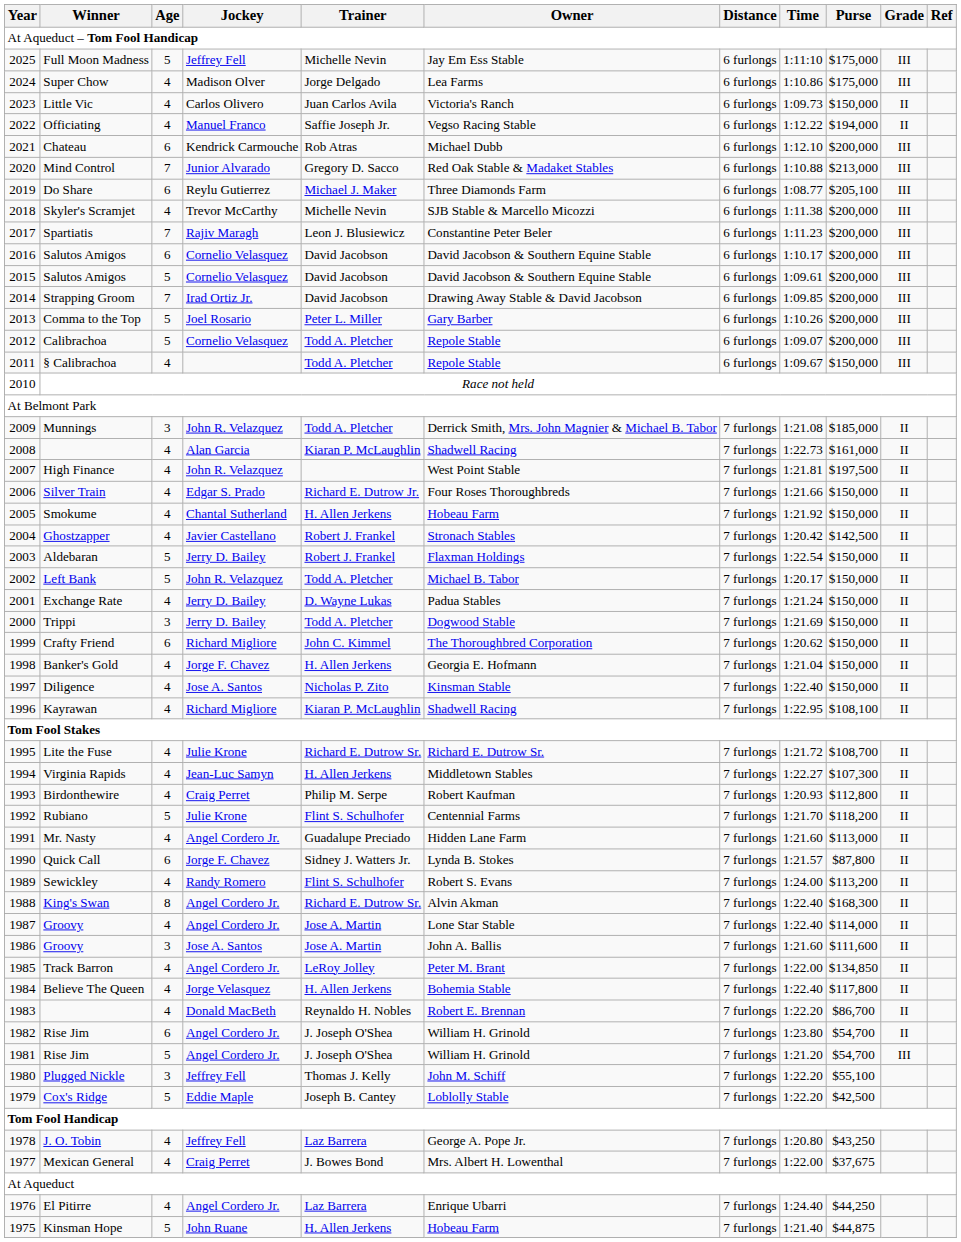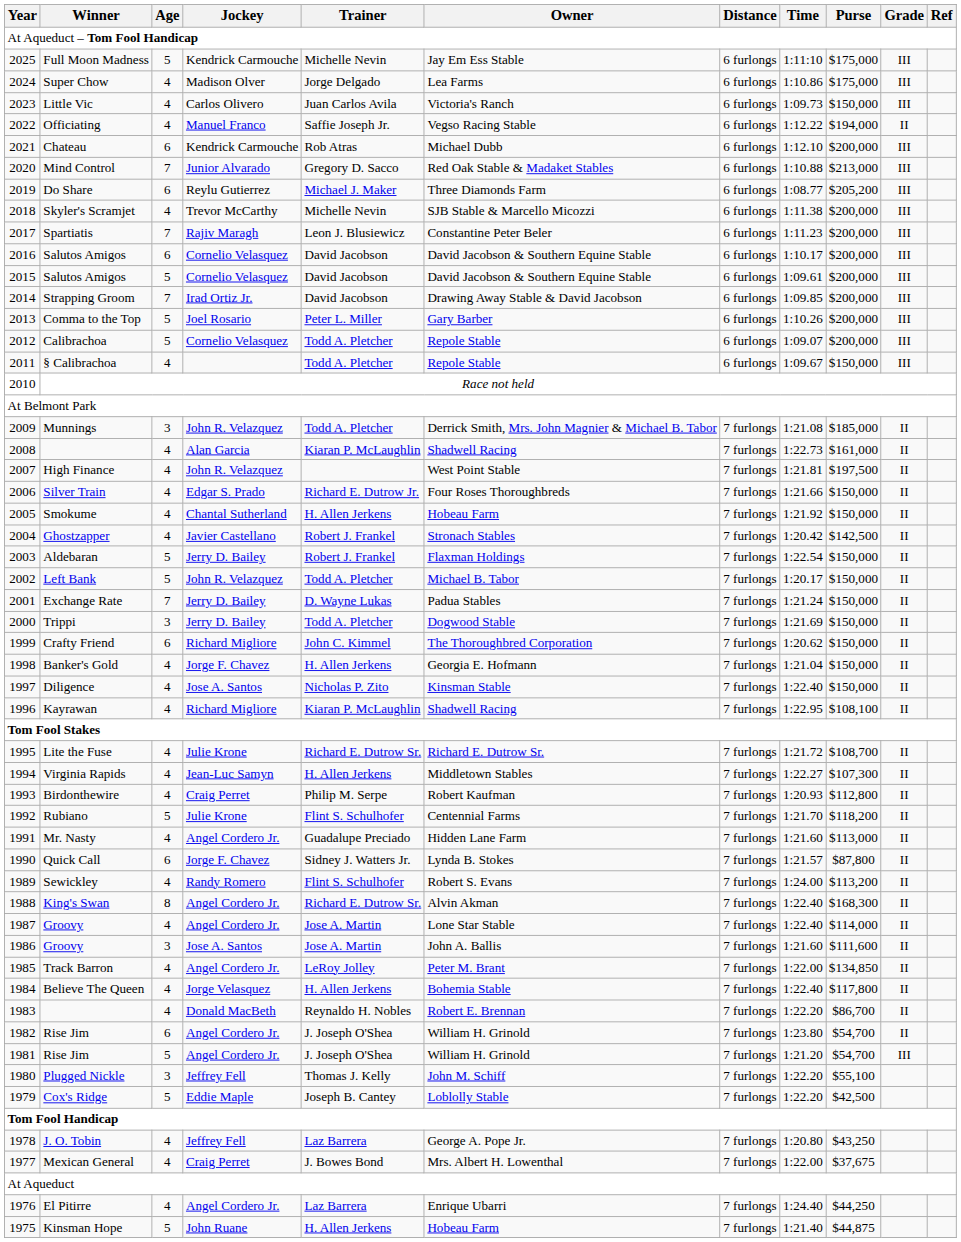(216, 60) Jeffrey Fell -> (242, 60) Kendrick Carmouche
(904, 103) II -> (904, 103) III
(853, 189) $205,100 -> (853, 189) $205,200
(167, 600) 4 -> (167, 600) 7
